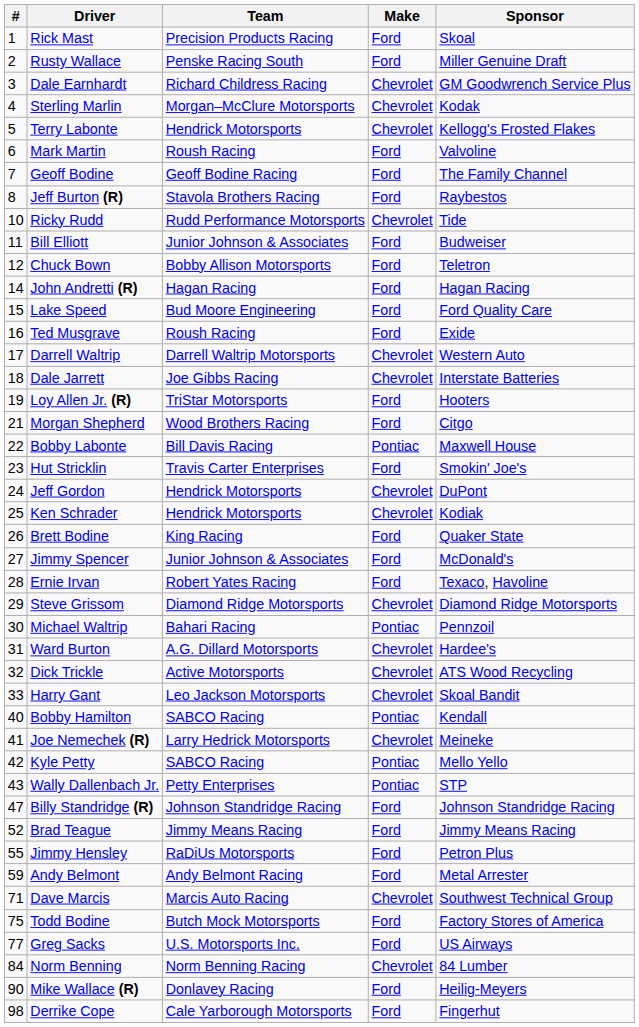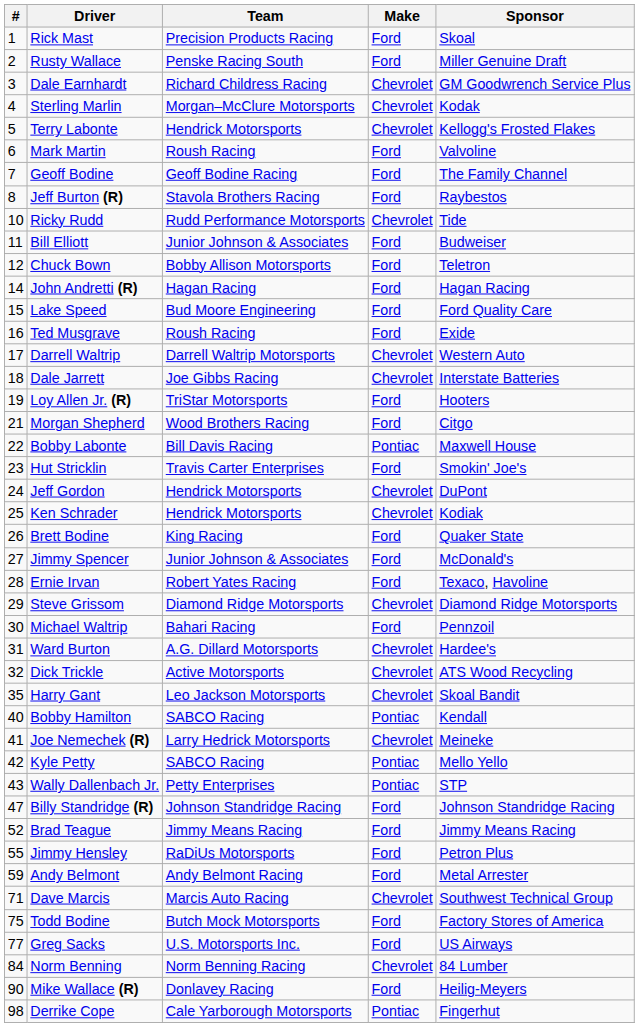(395, 627) Pontiac -> (386, 627) Ford
(16, 695) 33 -> (16, 695) 35
(386, 1011) Ford -> (395, 1011) Pontiac
